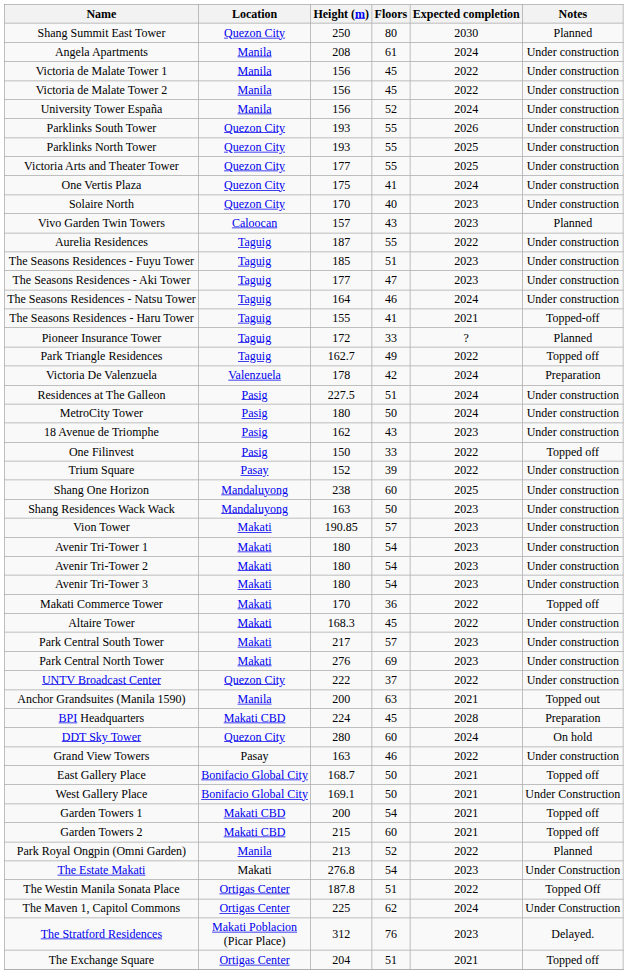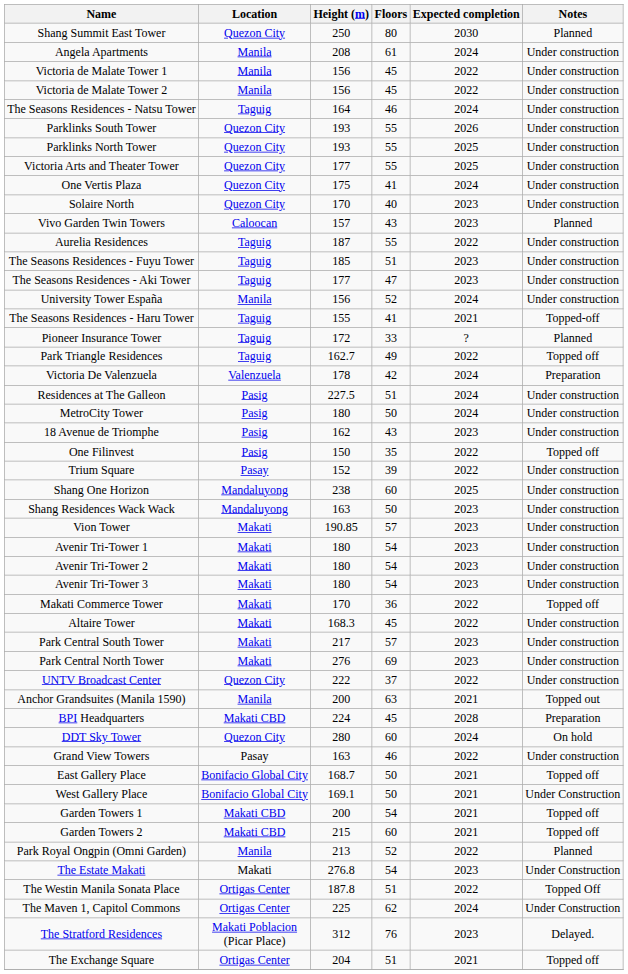rows swapped: (101, 109) <-> (101, 299)
(391, 451) 33 -> (391, 451) 35
